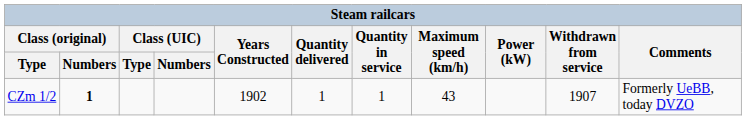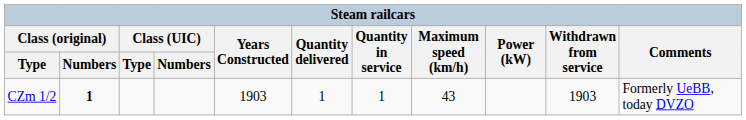(253, 96) 1902 -> (253, 96) 1903
(583, 96) 1907 -> (583, 96) 1903
